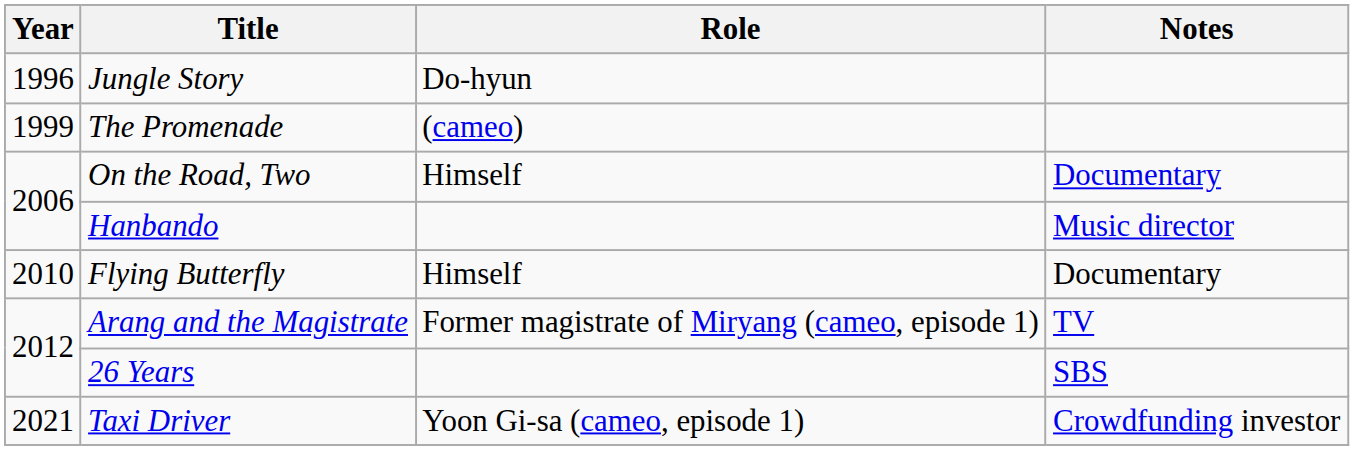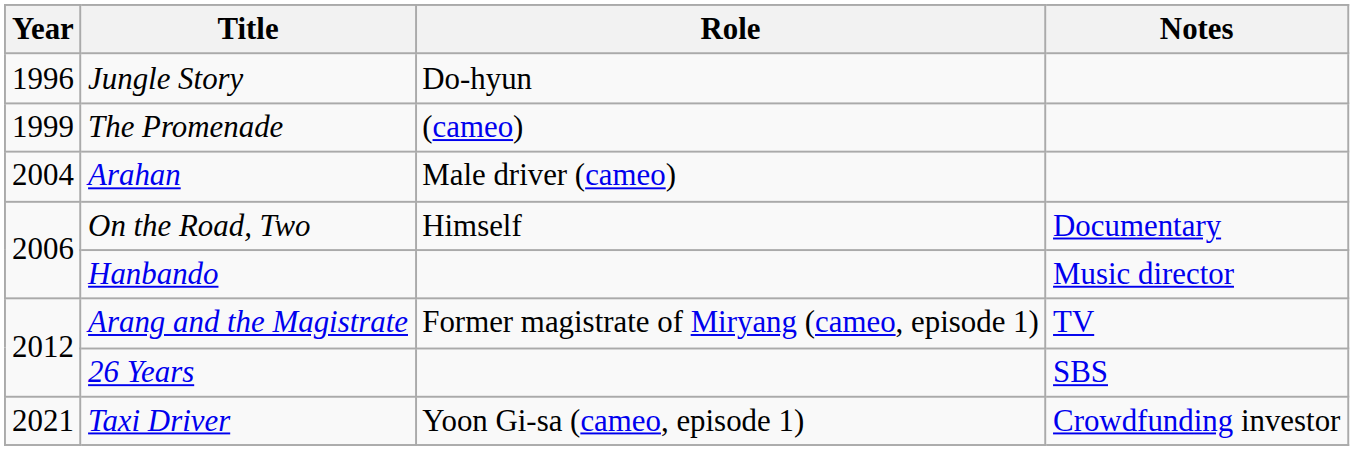+ row: (134, 175)
- row: (186, 273)
